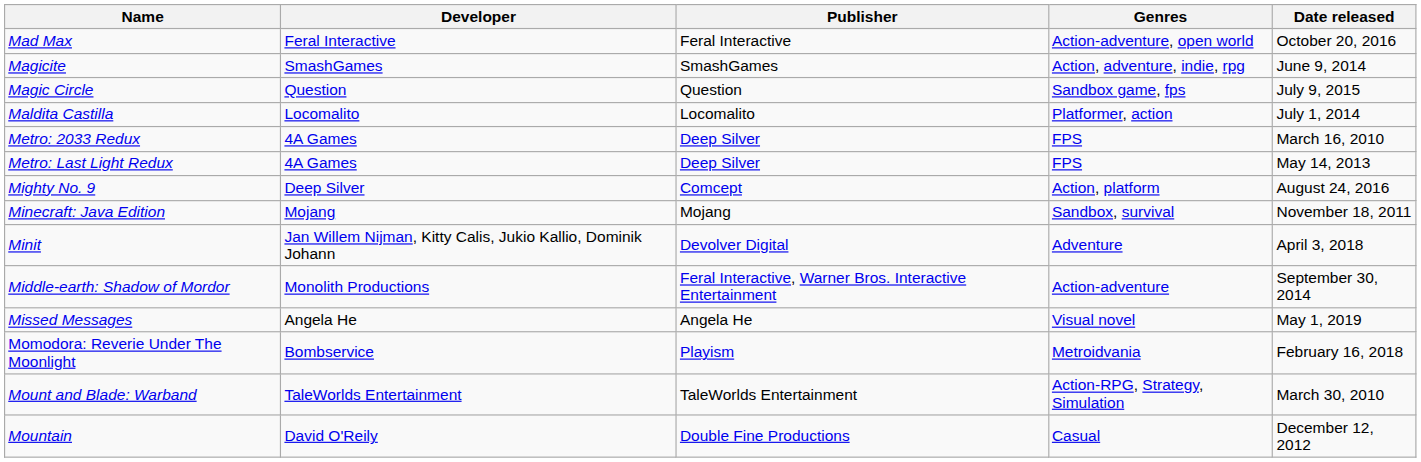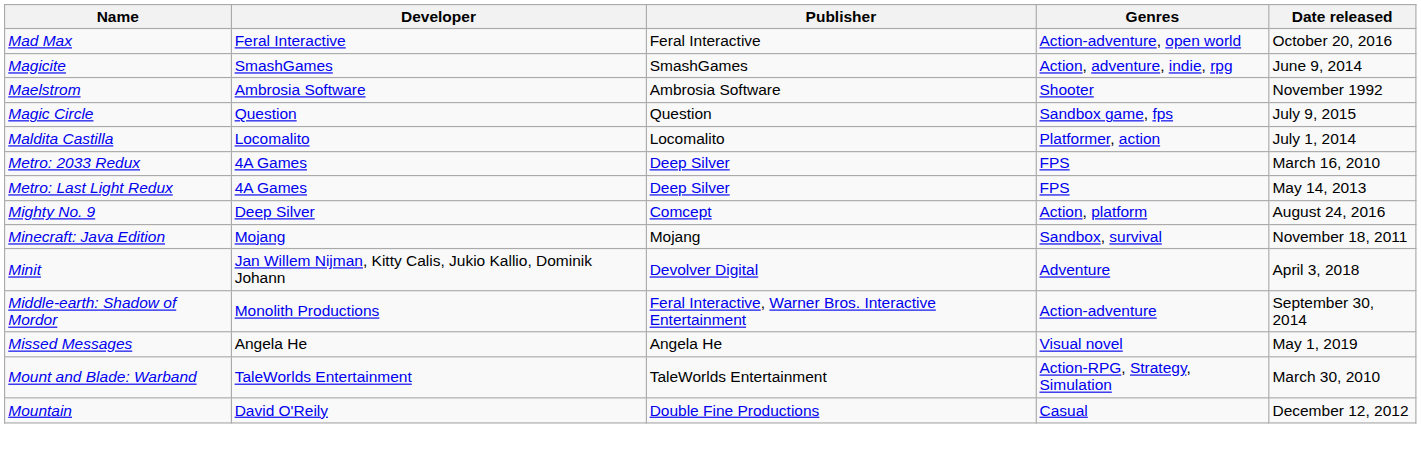+ row: (44, 90)
- row: (115, 352)
